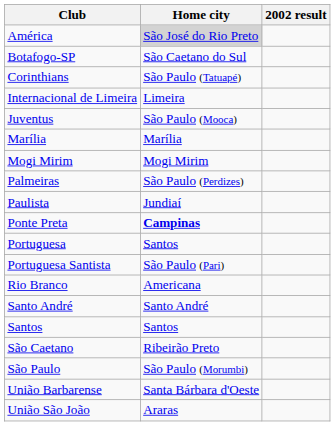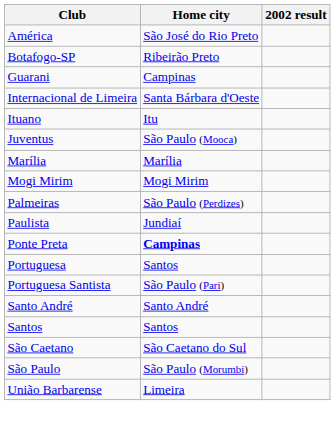(201, 35) lightgrey background -> (201, 35) no background
(195, 56) São Caetano do Sul -> (181, 56) Ribeirão Preto
- row: (38, 77)
+ row: (29, 77)
(164, 98) Limeira -> (201, 98) Santa Bárbara d'Oeste
+ row: (24, 118)
- row: (37, 285)
(181, 347) Ribeirão Preto -> (195, 347) São Caetano do Sul
(201, 389) Santa Bárbara d'Oeste -> (164, 389) Limeira
- row: (49, 410)
